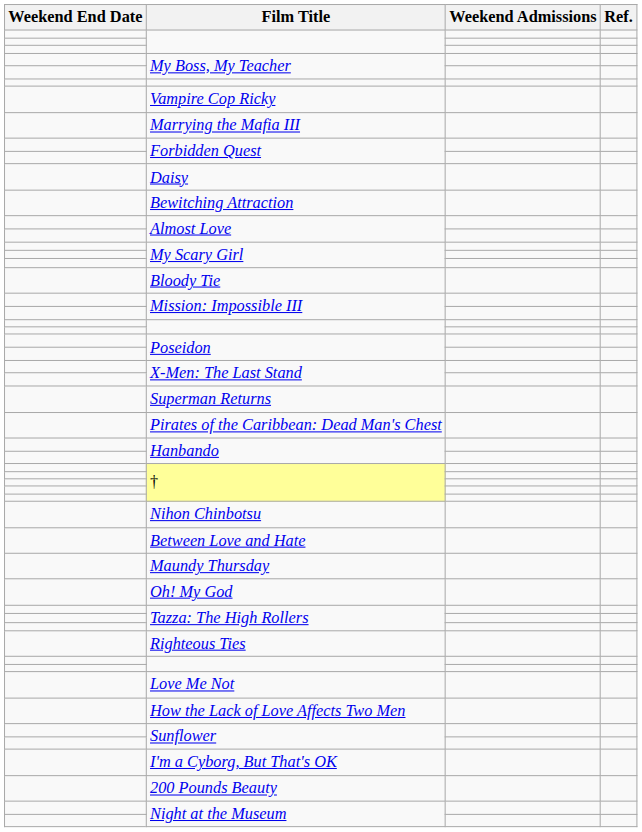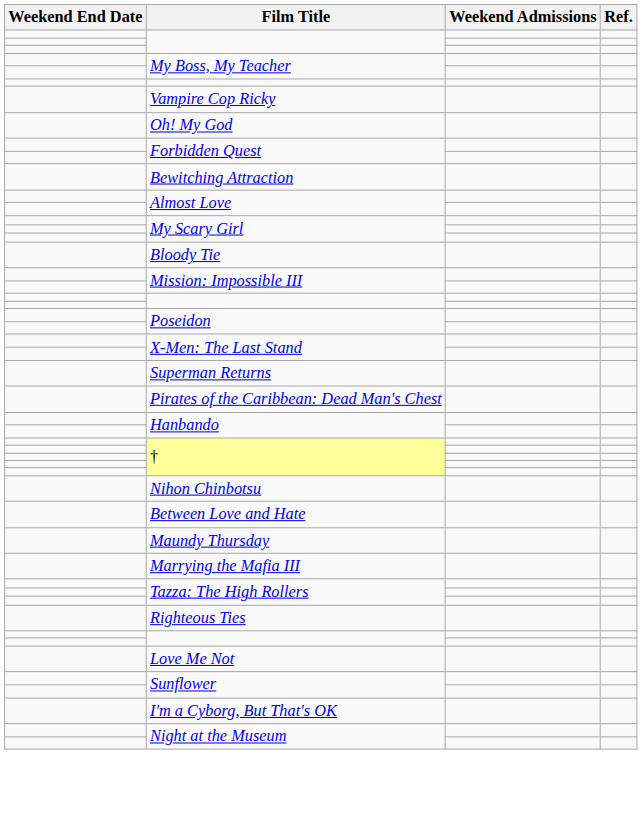rows swapped: (75, 592) <-> (75, 125)
- row: (75, 177)
- row: (75, 711)
- row: (75, 788)
